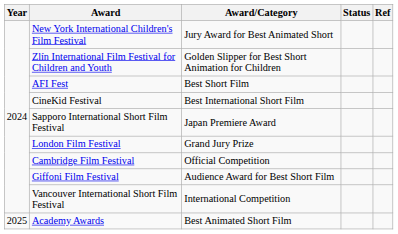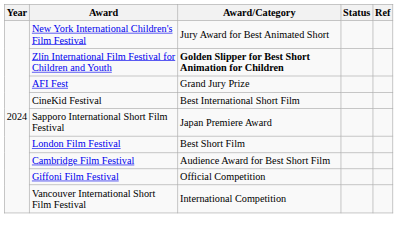(245, 62) normal -> (245, 62) bold
(217, 84) Best Short Film -> (215, 84) Grand Jury Prize
(219, 144) Grand Jury Prize -> (213, 144) Best Short Film
(227, 160) Official Competition -> (255, 160) Audience Award for Best Short Film
(259, 177) Audience Award for Best Short Film -> (223, 177) Official Competition
- row: (68, 221)
